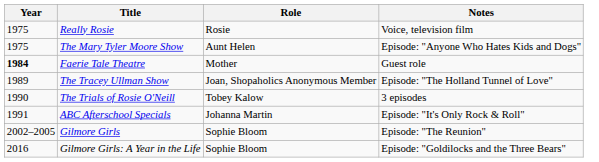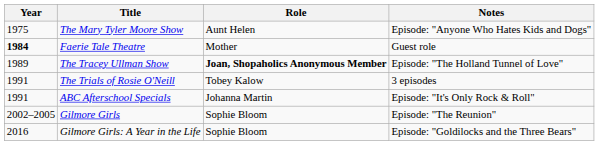- row: (87, 30)
(291, 81) normal -> (296, 64) bold
(18, 98) 1990 -> (18, 81) 1991
